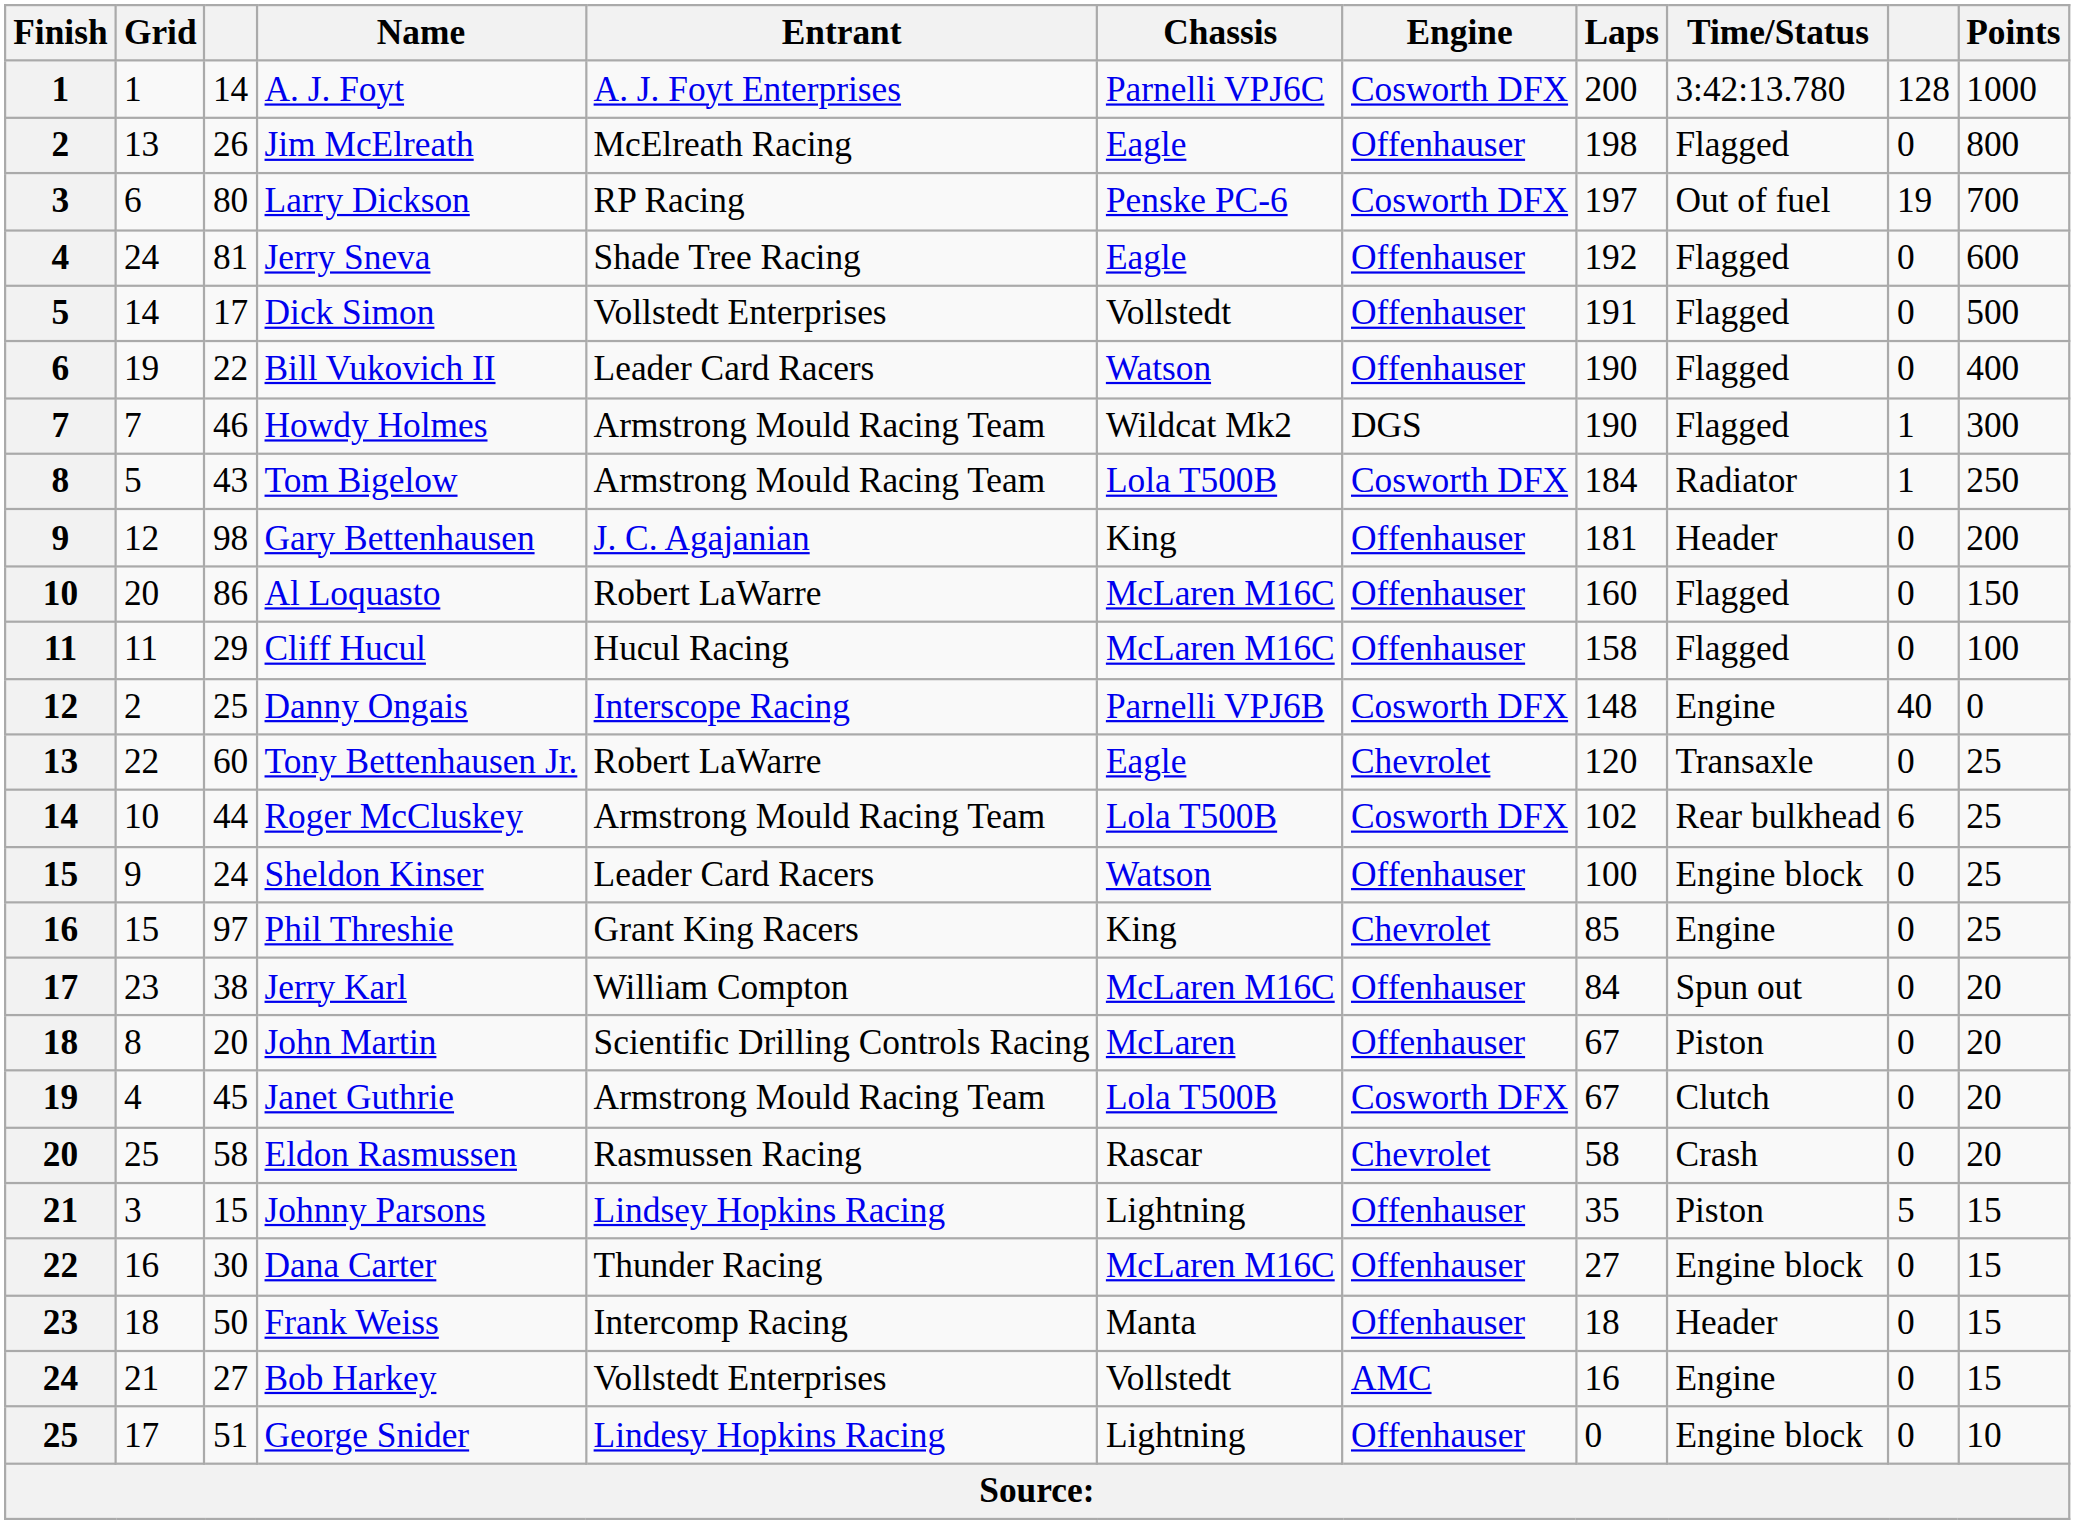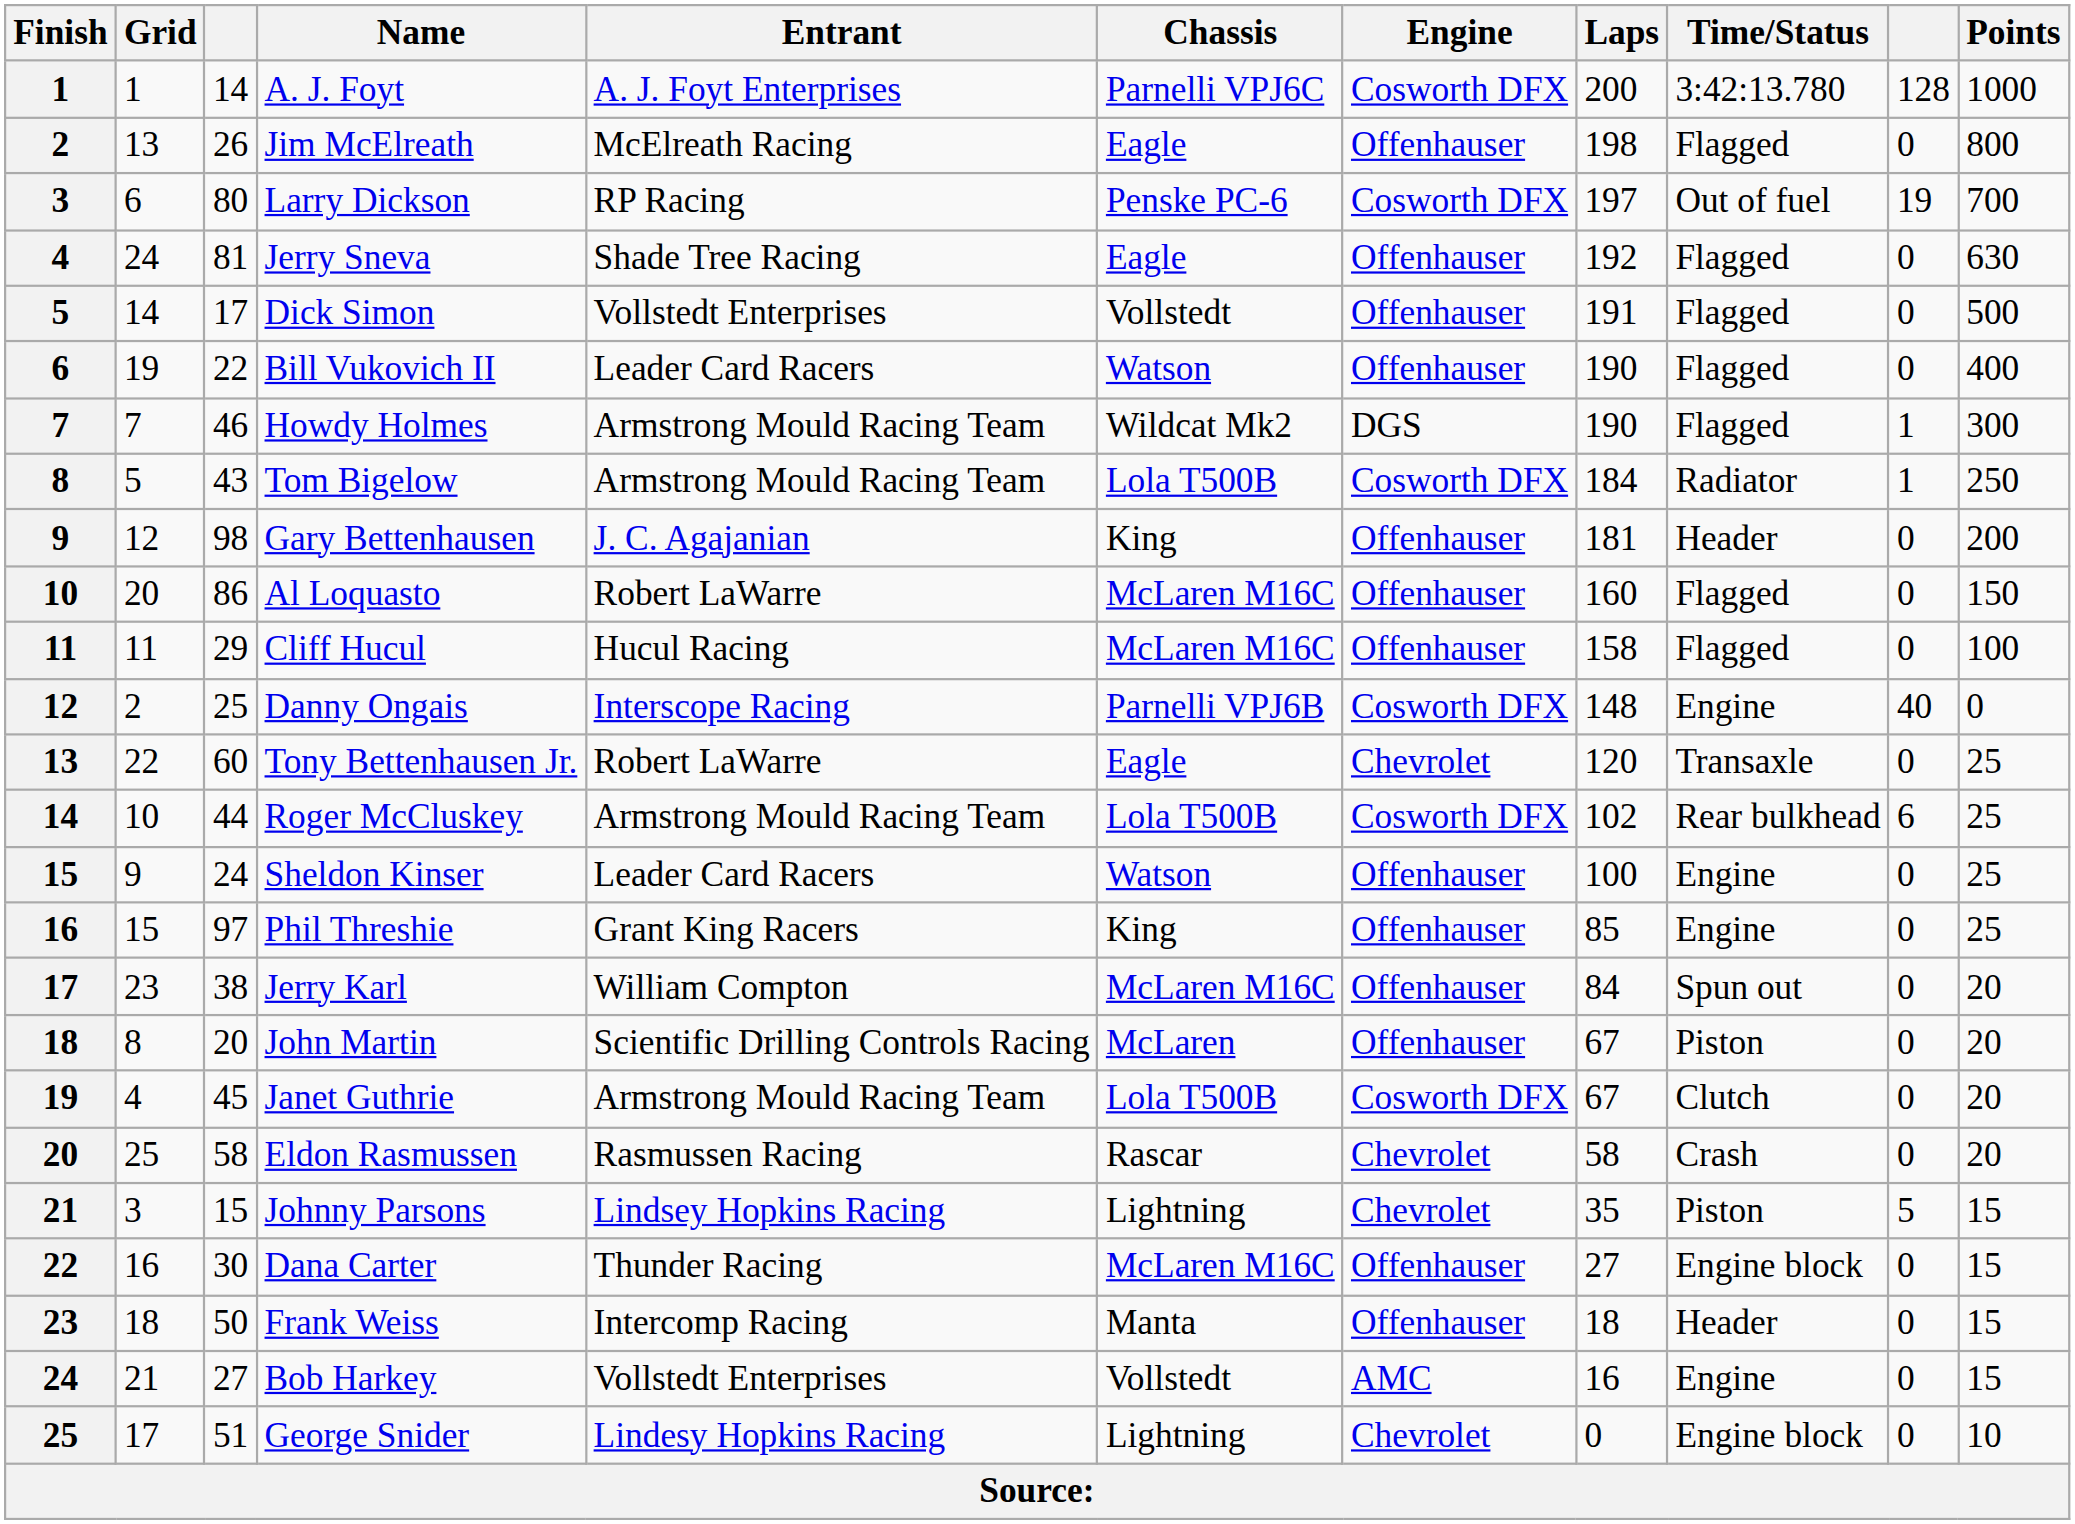(1993, 256) 600 -> (1993, 256) 630
(1769, 873) Engine block -> (1725, 873) Engine
(1421, 929) Chevrolet -> (1438, 929) Offenhauser
(1438, 1210) Offenhauser -> (1421, 1210) Chevrolet
(1438, 1434) Offenhauser -> (1421, 1434) Chevrolet
